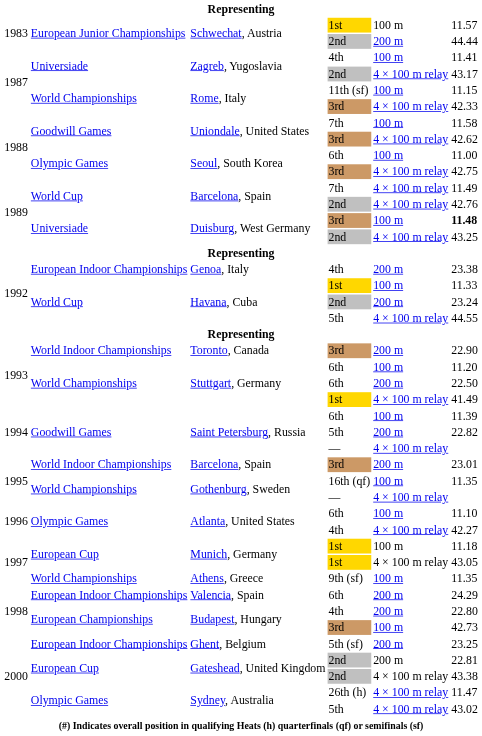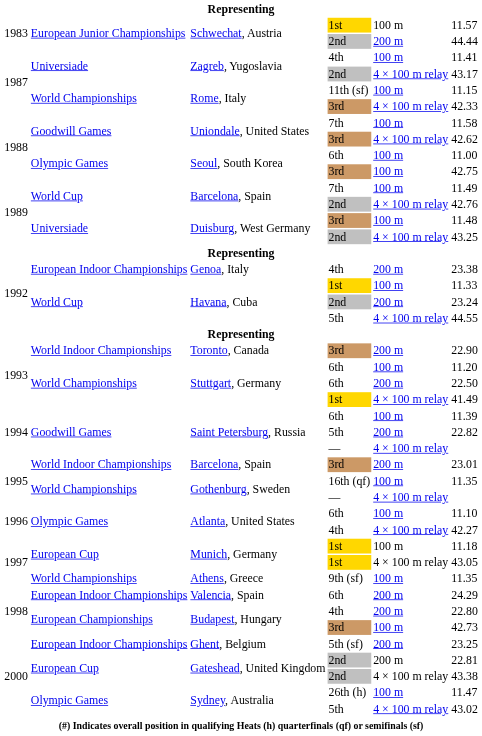(411, 171) 4 × 100 m relay -> (388, 171) 100 m
(411, 188) 4 × 100 m relay -> (388, 188) 100 m
(464, 220) bold -> (464, 220) normal
(411, 692) 4 × 100 m relay -> (388, 692) 100 m
